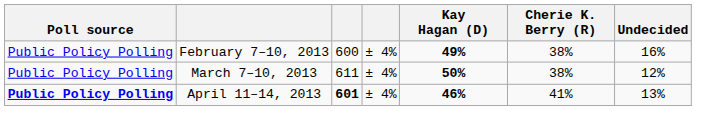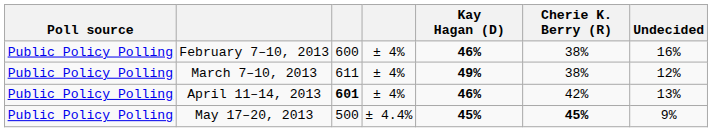(453, 52) 49% -> (469, 52) 46%
(453, 73) 50% -> (469, 73) 49%
(90, 95) bold -> (90, 95) normal
(561, 95) 41% -> (576, 95) 42%
+ row: (254, 116)
